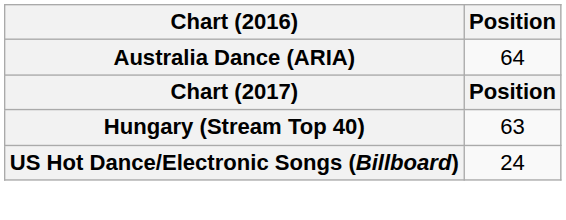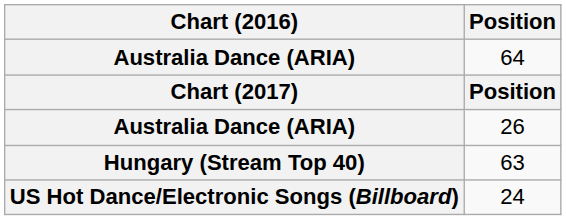+ row: (513, 127)
